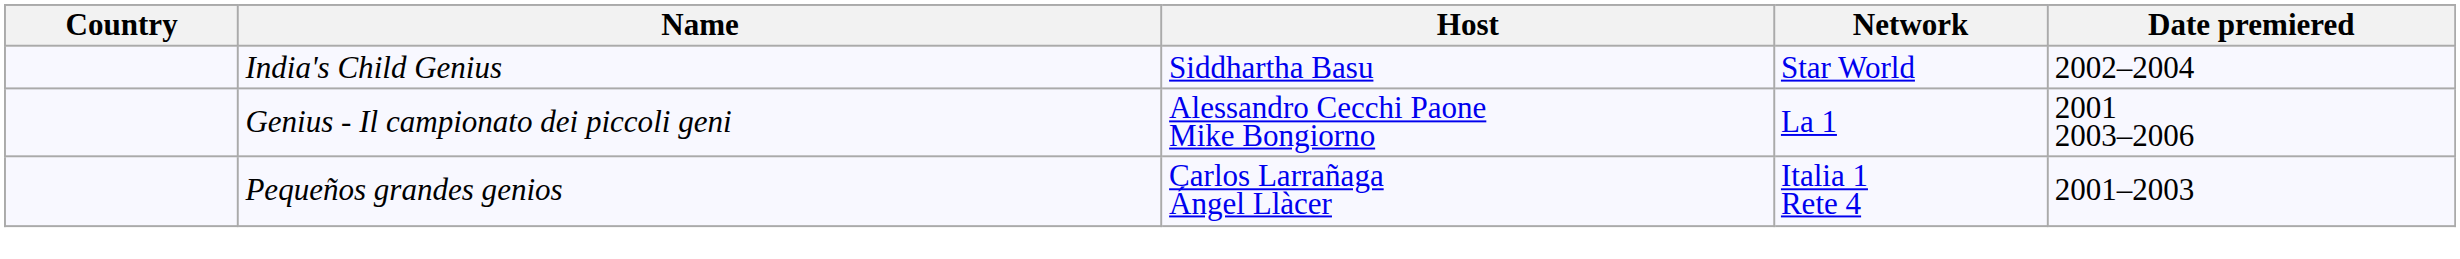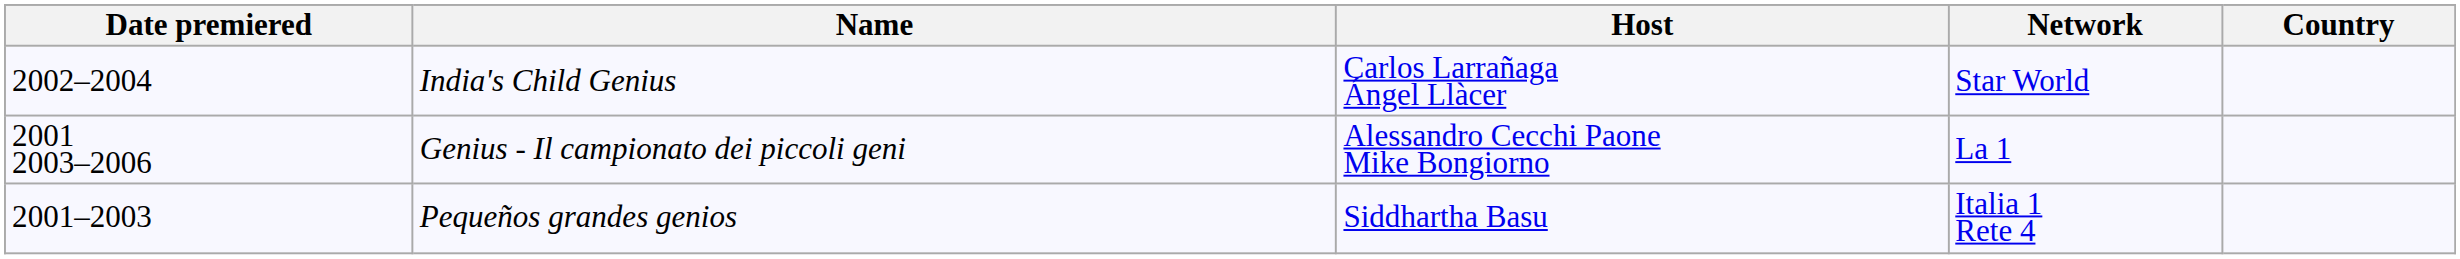columns swapped: (122, 25) <-> (2251, 25)
(1271, 66) Siddhartha Basu -> (1451, 80) Carlos Larrañaga Ángel Llàcer
(1276, 190) Carlos Larrañaga Ángel Llàcer -> (1446, 217) Siddhartha Basu
